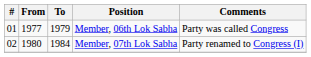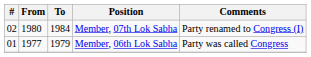rows swapped: (126, 28) <-> (126, 44)
